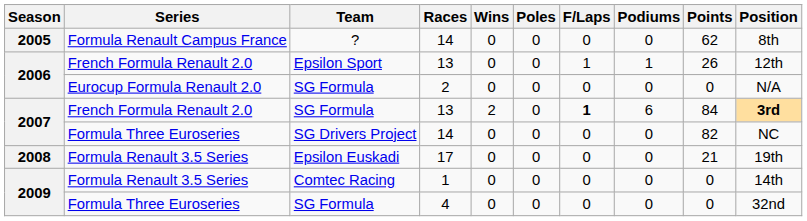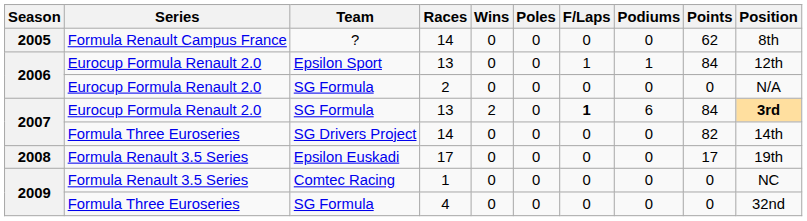(160, 63) French Formula Renault 2.0 -> (164, 63) Eurocup Formula Renault 2.0
(710, 63) 26 -> (710, 63) 84
(160, 110) French Formula Renault 2.0 -> (164, 110) Eurocup Formula Renault 2.0
(769, 134) NC -> (769, 134) 14th
(710, 157) 21 -> (710, 157) 17
(769, 181) 14th -> (769, 181) NC
